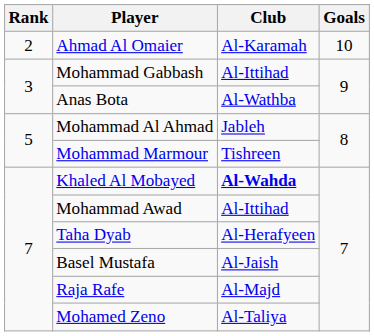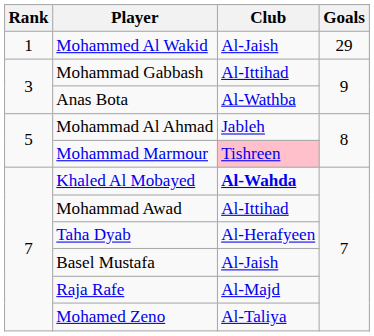+ row: (132, 45)
- row: (120, 45)
(251, 153) no background -> (251, 153) pink background
